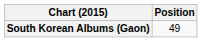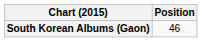(175, 28) 49 -> (175, 28) 46
